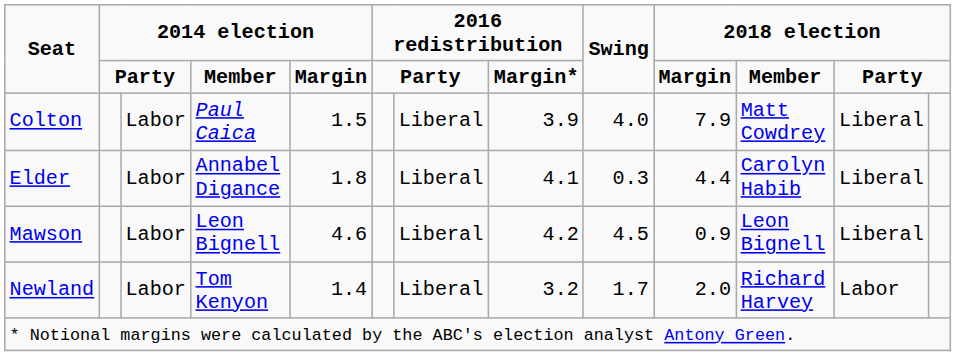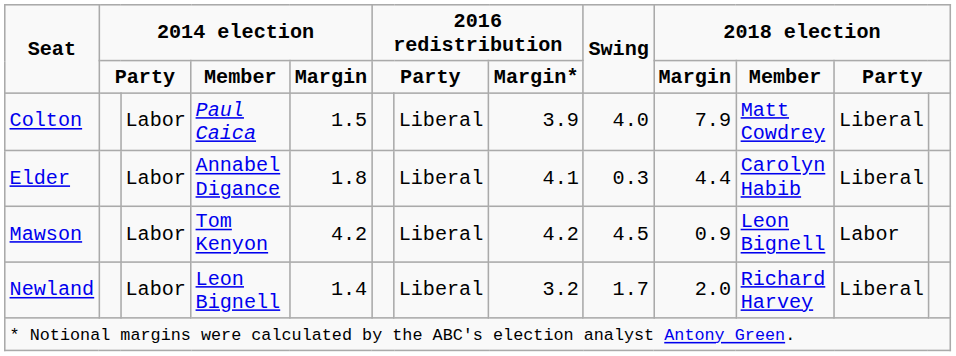(238, 234) Leon Bignell -> (232, 234) Tom Kenyon
(349, 234) 4.6 -> (349, 234) 4.2
(881, 234) Liberal -> (869, 234) Labor
(232, 290) Tom Kenyon -> (238, 290) Leon Bignell
(869, 290) Labor -> (881, 290) Liberal
